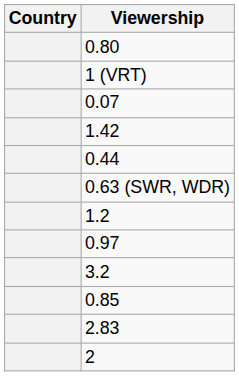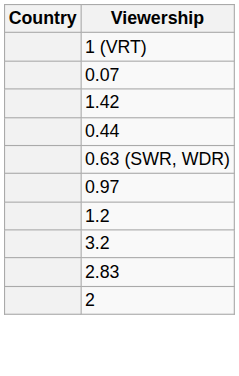- row: (102, 46)
rows swapped: (97, 215) <-> (102, 243)
- row: (102, 300)
